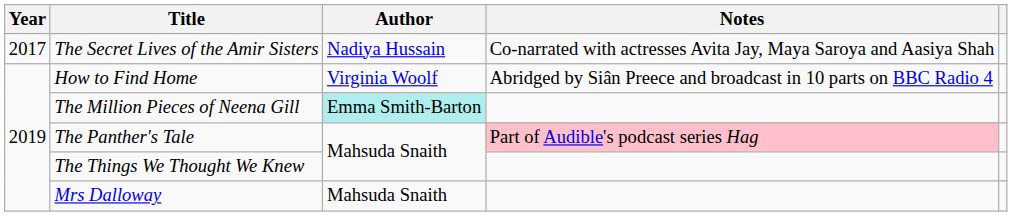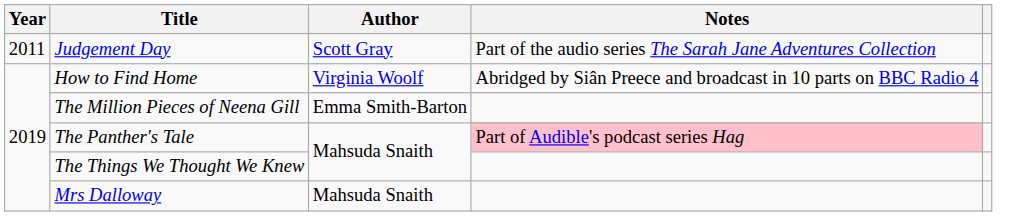+ row: (113, 48)
- row: (187, 48)
(404, 107) paleturquoise background -> (390, 107) no background
